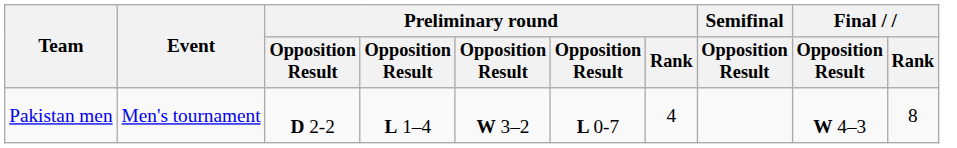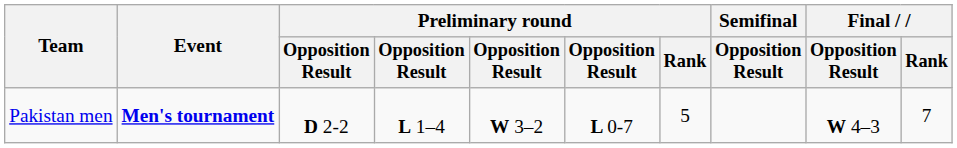(191, 115) normal -> (198, 115) bold
(671, 115) 4 -> (685, 115) 5
(913, 115) 8 -> (927, 115) 7
